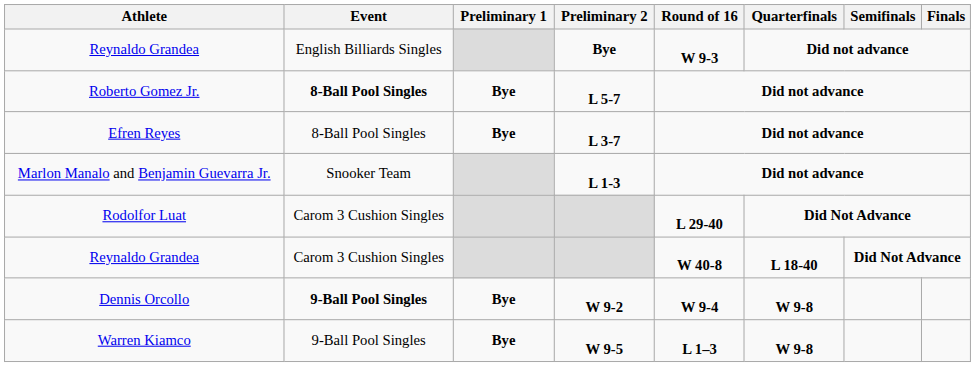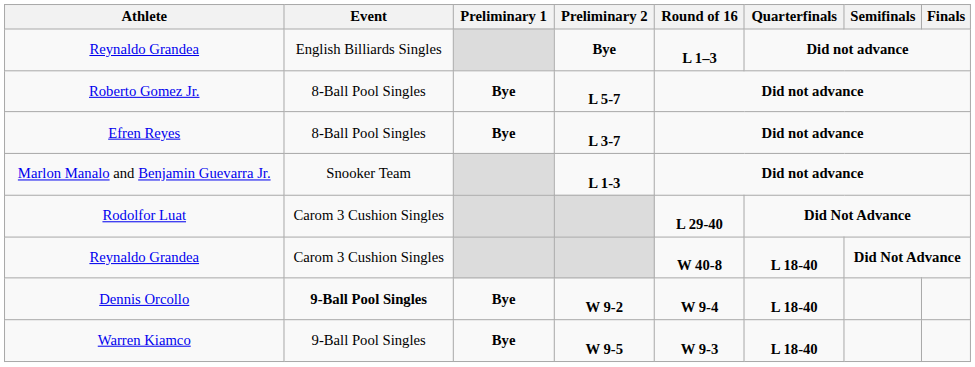(700, 58) W 9-3 -> (700, 58) L 1–3
(369, 91) bold -> (369, 91) normal
(794, 307) W 9-8 -> (794, 307) L 18-40
(700, 349) L 1–3 -> (700, 349) W 9-3
(794, 349) W 9-8 -> (794, 349) L 18-40
